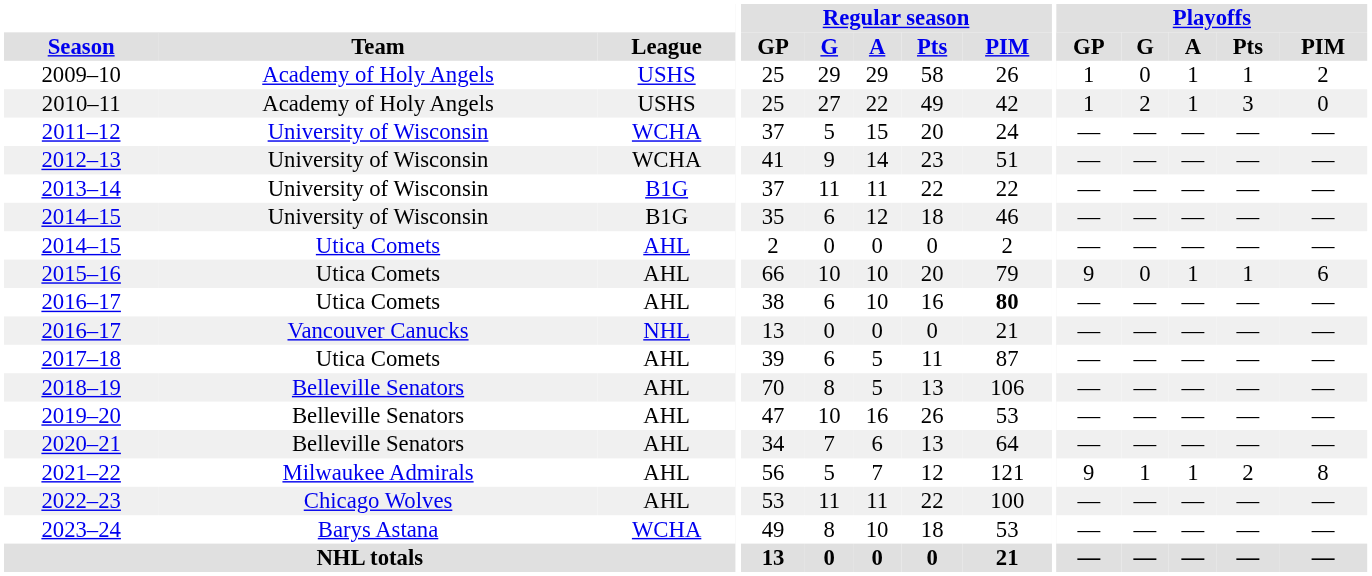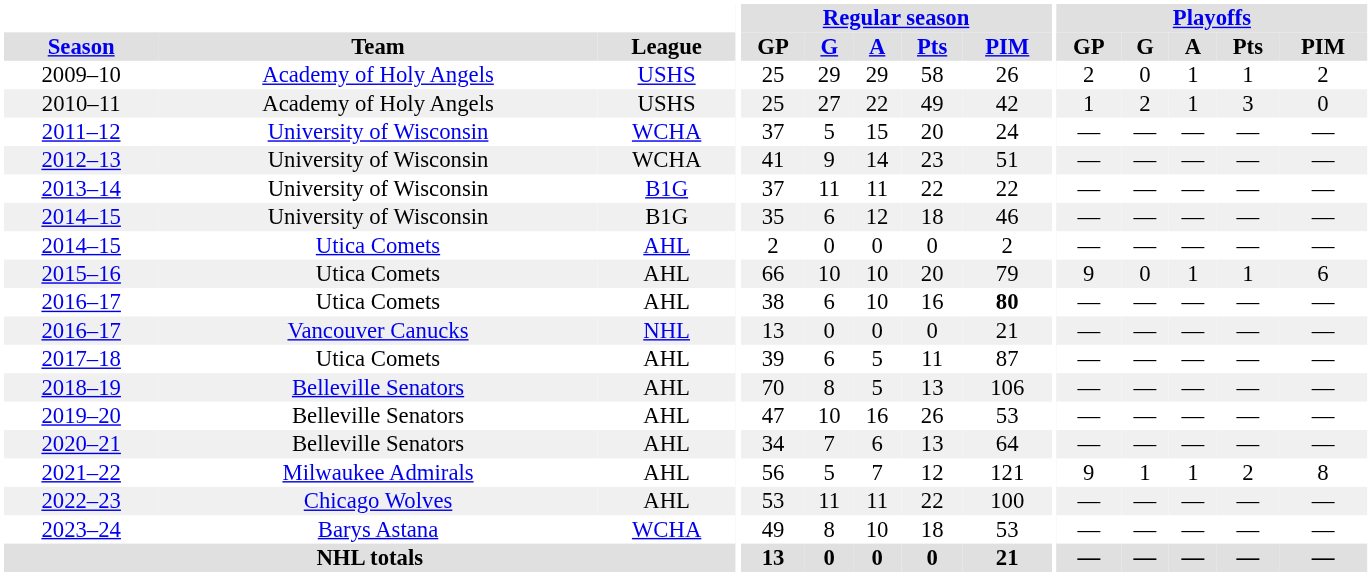(1089, 74) 1 -> (1089, 74) 2
